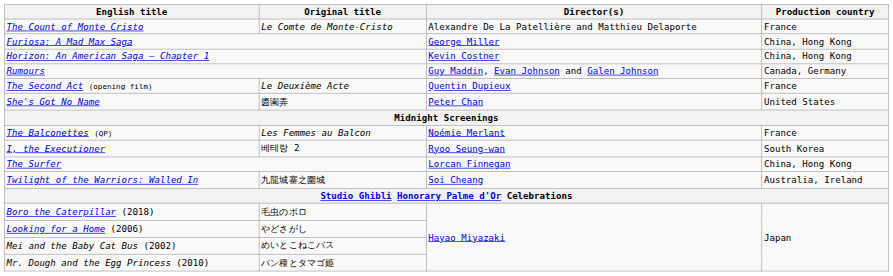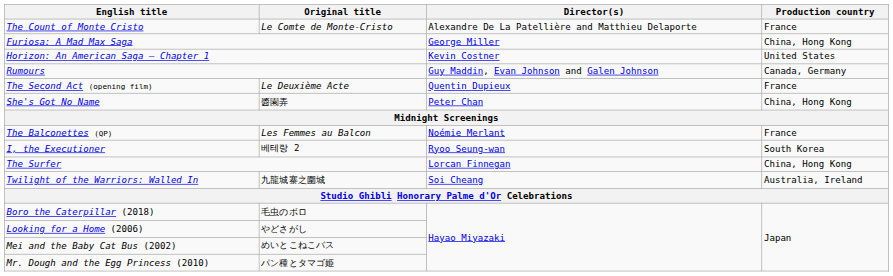(808, 56) China, Hong Kong -> (800, 56) United States
(800, 102) United States -> (808, 102) China, Hong Kong
